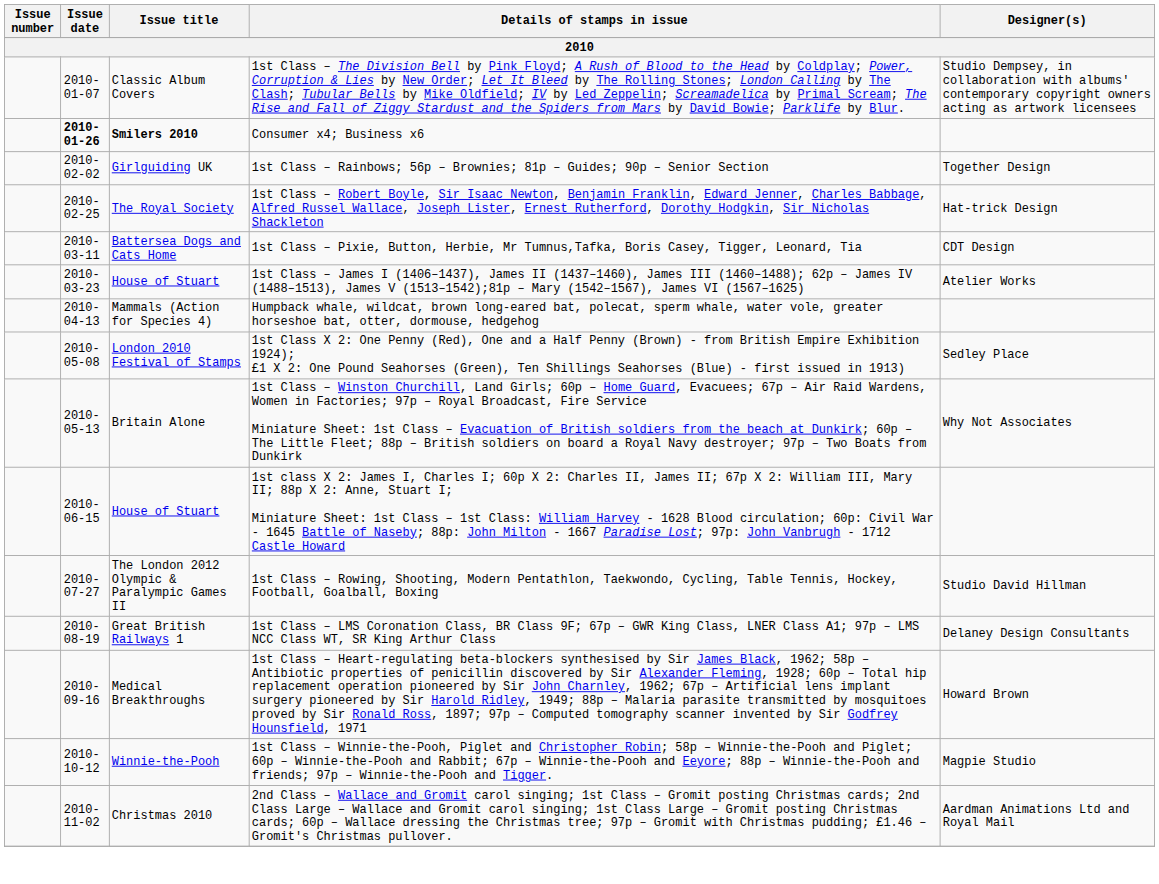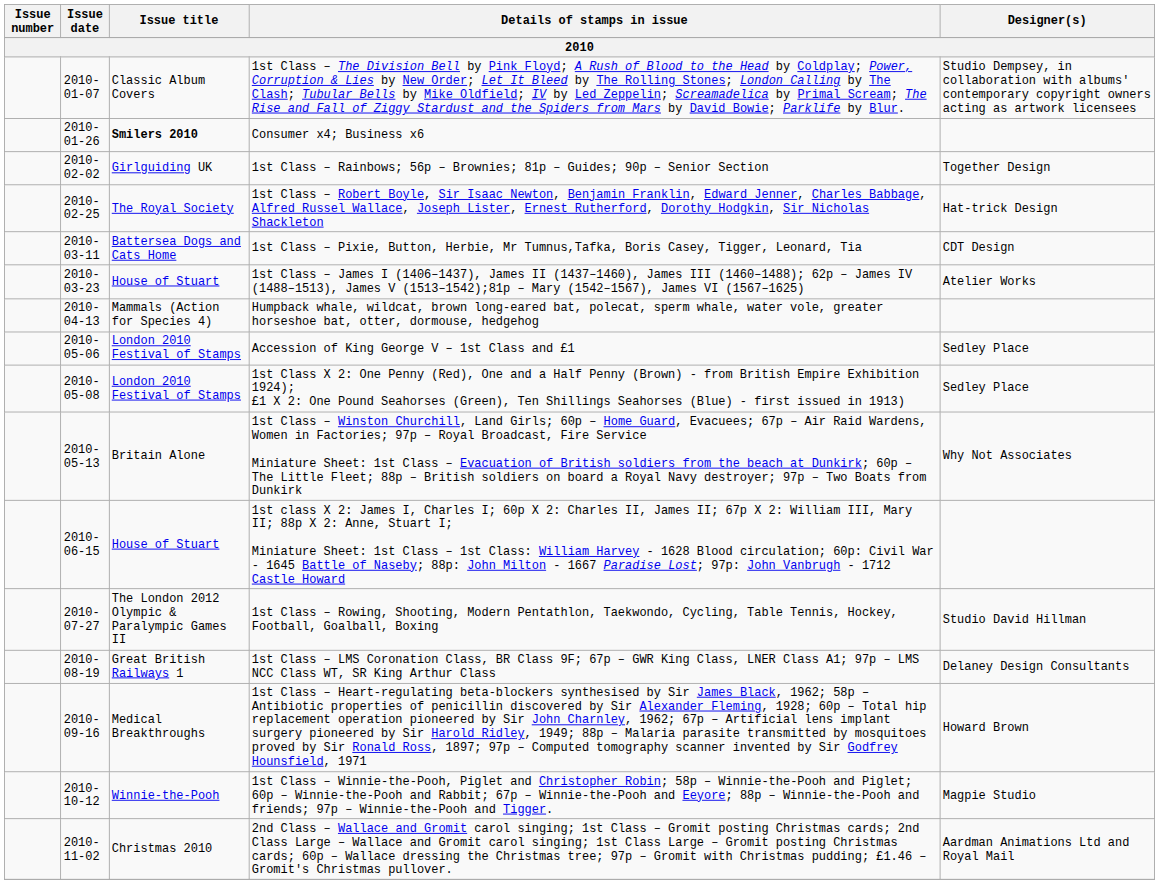(82, 135) bold -> (82, 135) normal
+ row: (413, 348)
